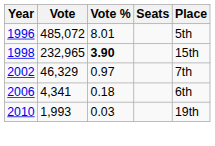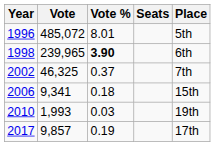(63, 53) 232,965 -> (63, 53) 239,965
(187, 53) 15th -> (183, 53) 6th
(59, 72) 46,329 -> (59, 72) 46,325
(103, 72) 0.97 -> (103, 72) 0.37
(56, 92) 4,341 -> (56, 92) 9,341
(183, 92) 6th -> (187, 92) 15th
+ row: (21, 131)
